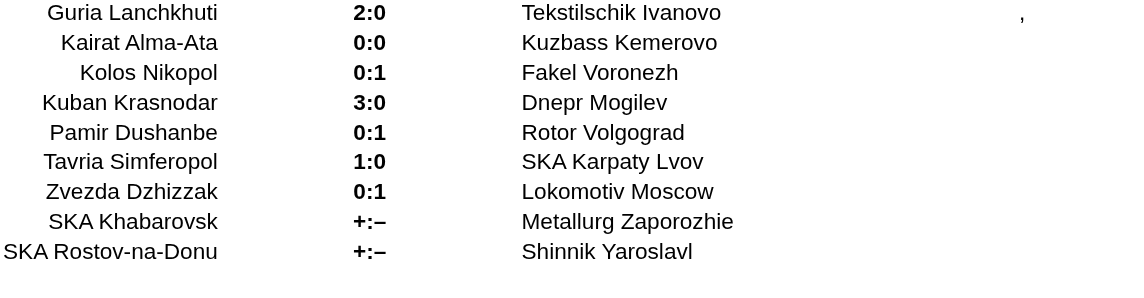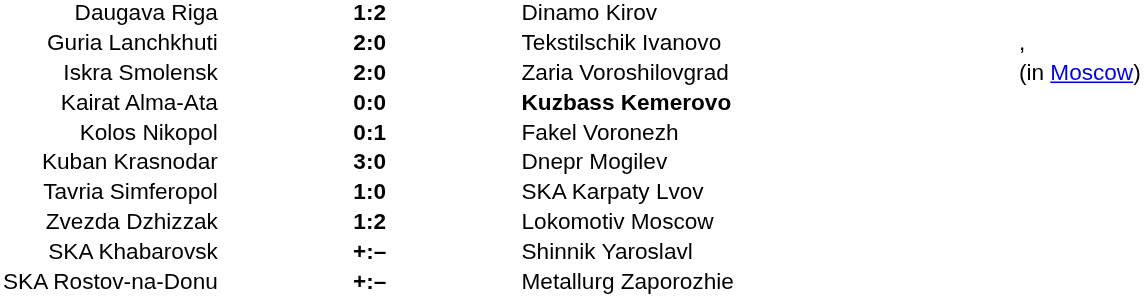+ row: (146, 12)
+ row: (141, 72)
(620, 42) normal -> (626, 102) bold
- row: (134, 132)
(370, 191) 0:1 -> (370, 221) 1:2
(628, 221) Metallurg Zaporozhie -> (607, 251) Shinnik Yaroslavl
(607, 251) Shinnik Yaroslavl -> (628, 281) Metallurg Zaporozhie
